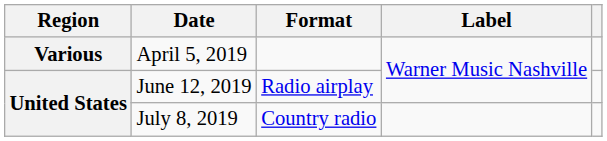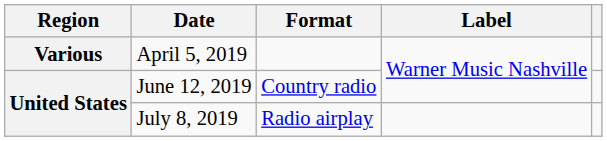(317, 86) Radio airplay -> (319, 86) Country radio
(319, 119) Country radio -> (317, 119) Radio airplay
